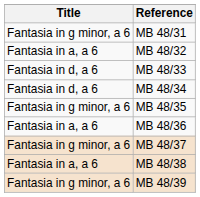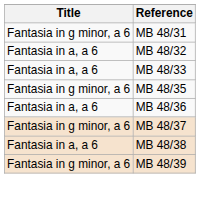(53, 70) Fantasia in d, a 6 -> (53, 70) Fantasia in a, a 6
- row: (161, 88)
